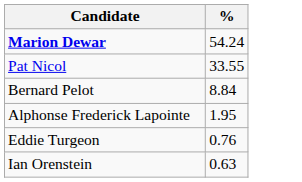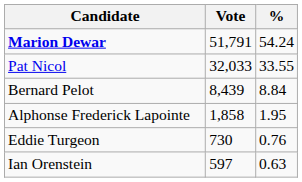+ column: (231, 16)
